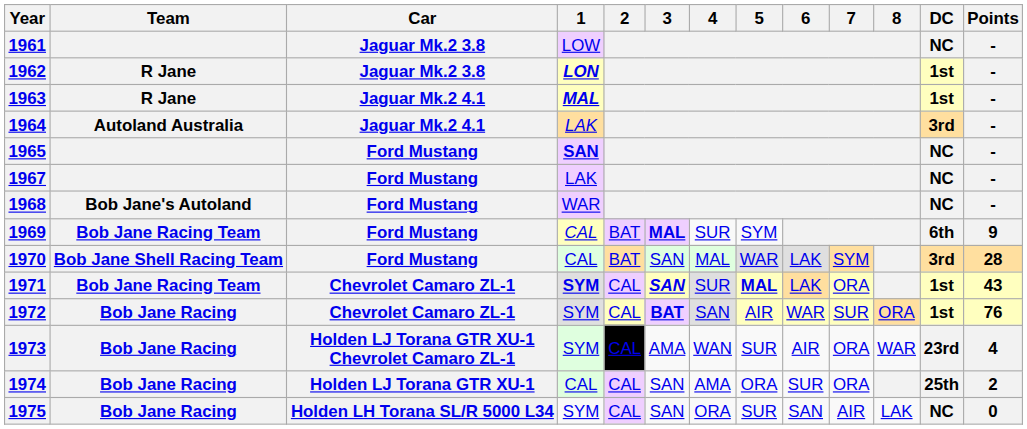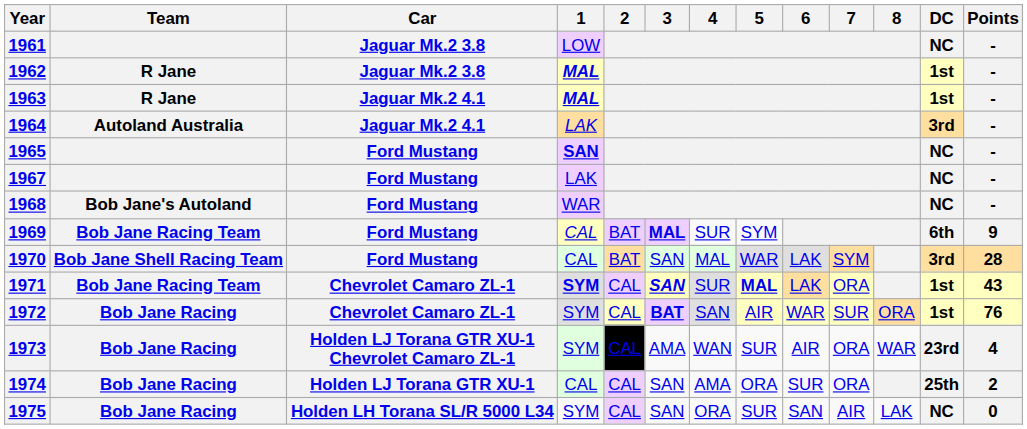(581, 72) LON -> (581, 72) MAL
